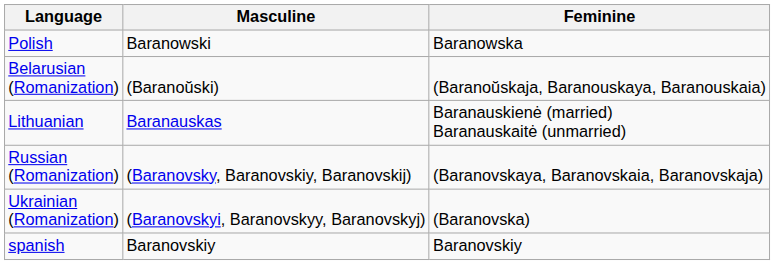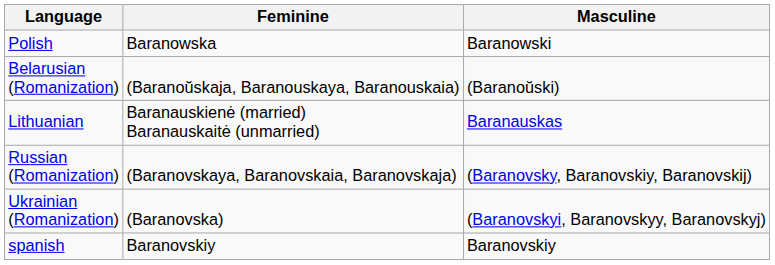columns swapped: (276, 17) <-> (599, 17)
